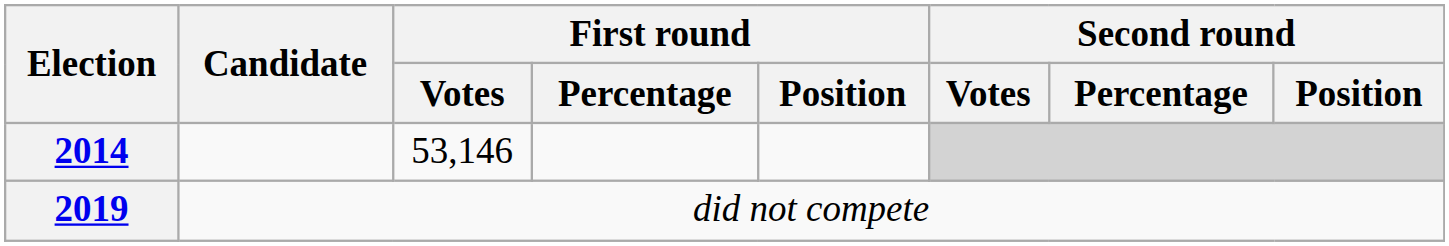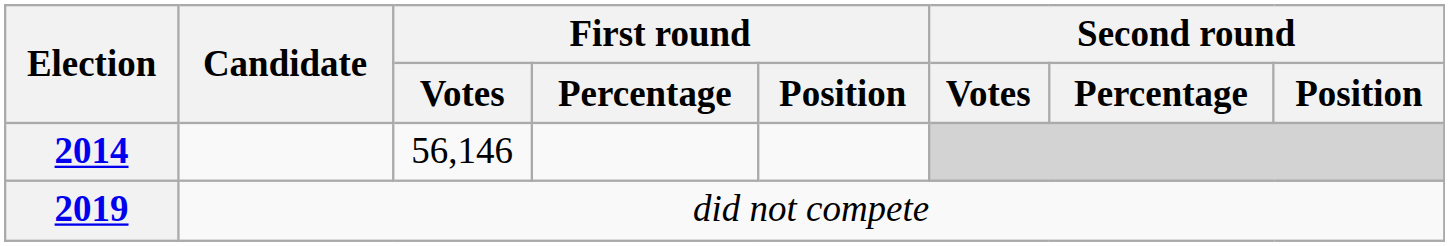(462, 151) 53,146 -> (462, 151) 56,146
